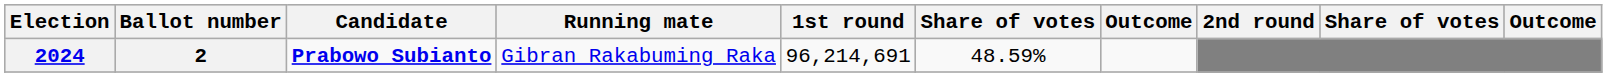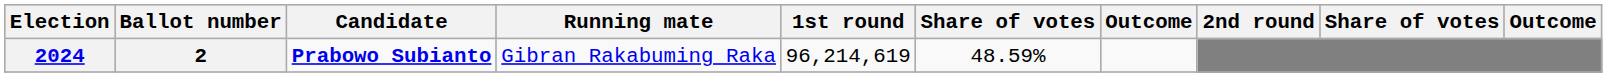(848, 56) 96,214,691 -> (848, 56) 96,214,619
